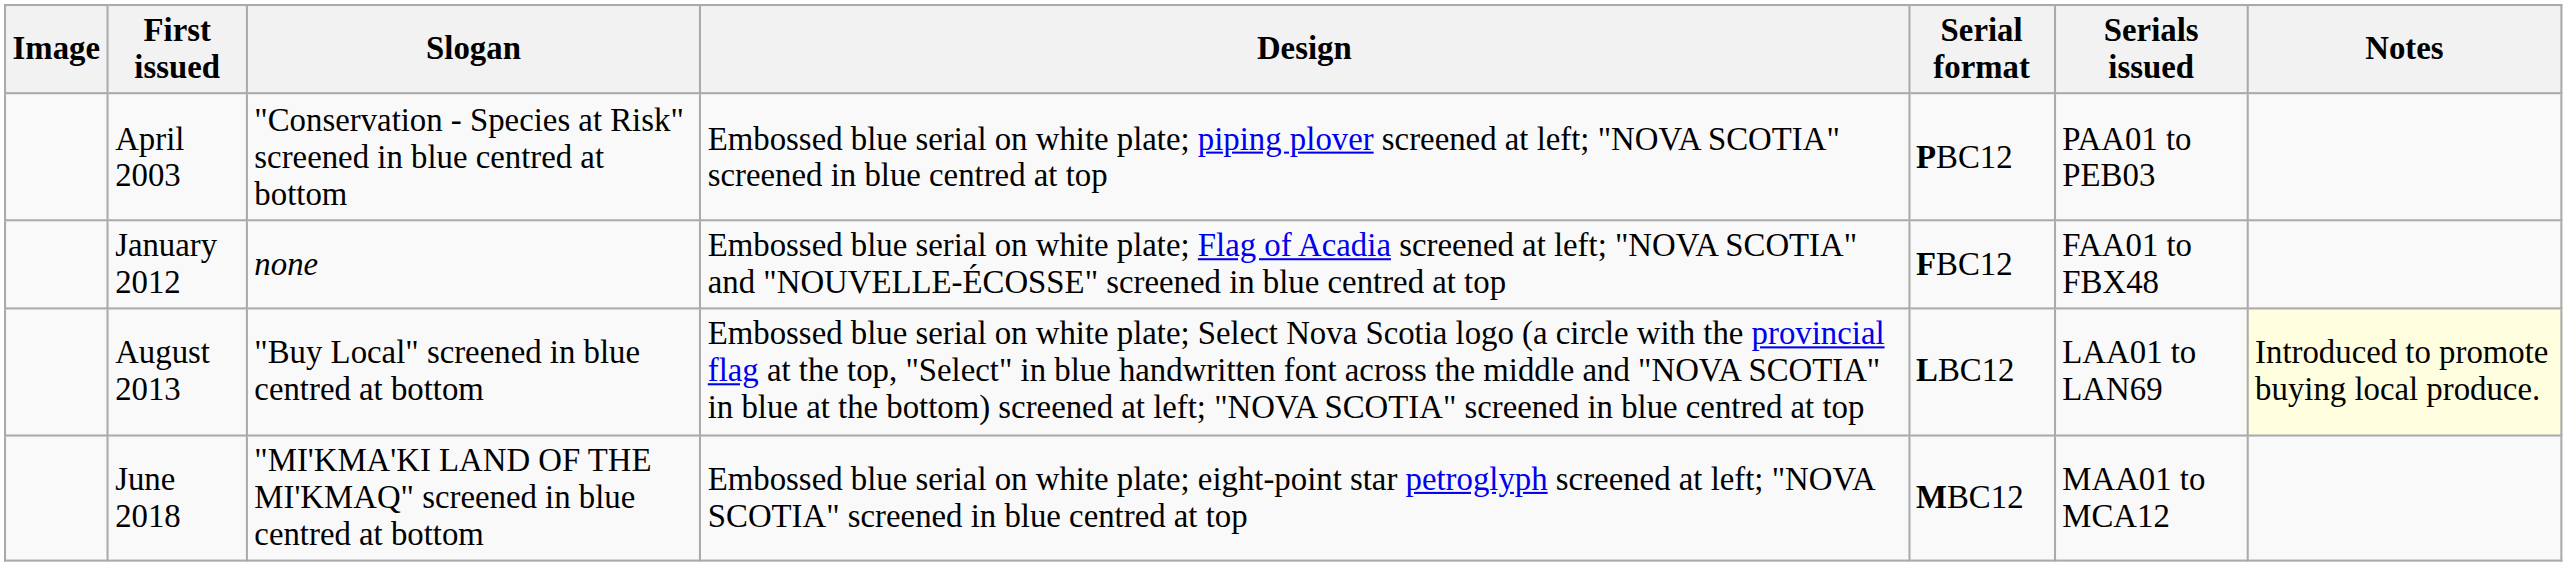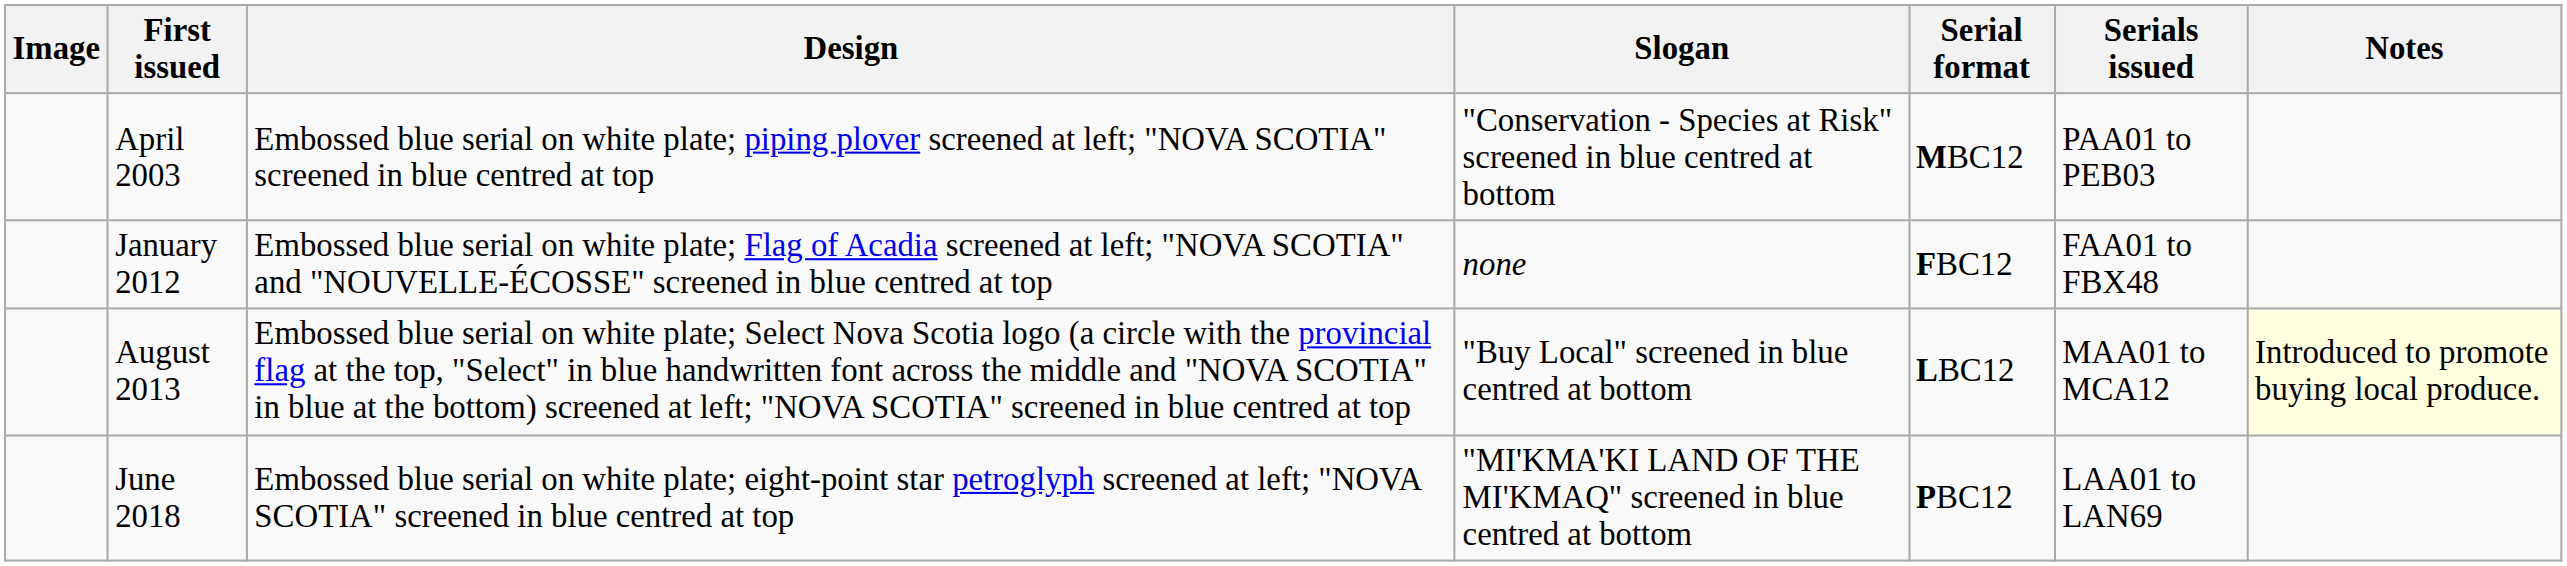columns swapped: (1304, 48) <-> (473, 48)
(1964, 156) PBC12 -> (1970, 156) MBC12
(2129, 371) LAA01 to LAN69 -> (2134, 371) MAA01 to MCA12
(1970, 496) MBC12 -> (1964, 496) PBC12
(2134, 496) MAA01 to MCA12 -> (2129, 496) LAA01 to LAN69
